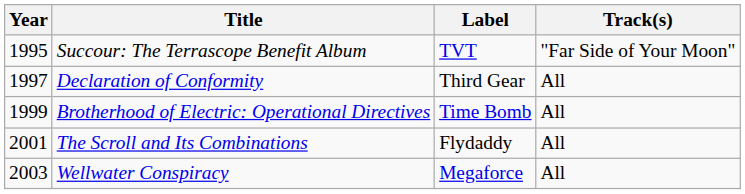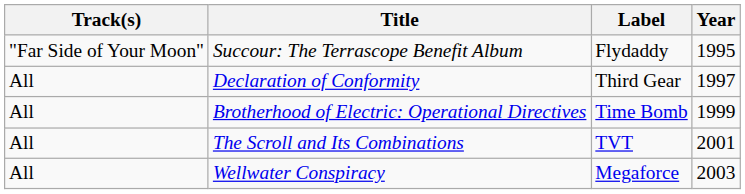columns swapped: (28, 19) <-> (638, 19)
(458, 50) TVT -> (632, 50) Flydaddy
(476, 142) Flydaddy -> (614, 142) TVT
